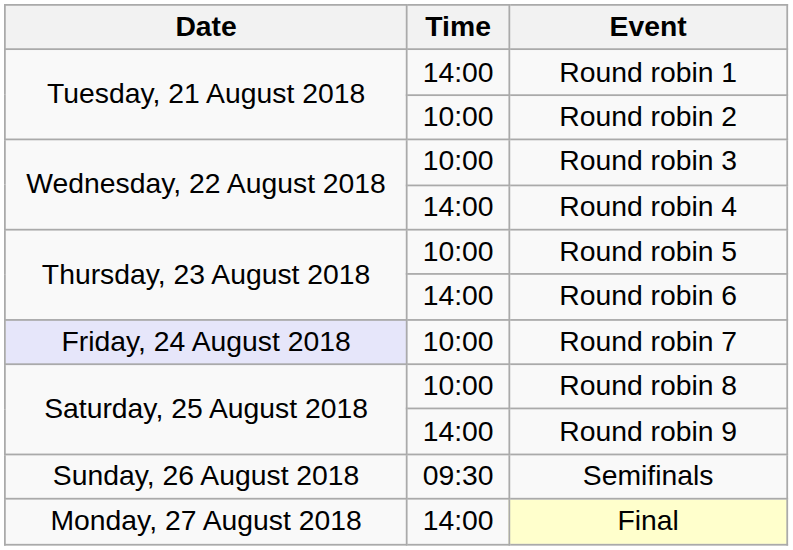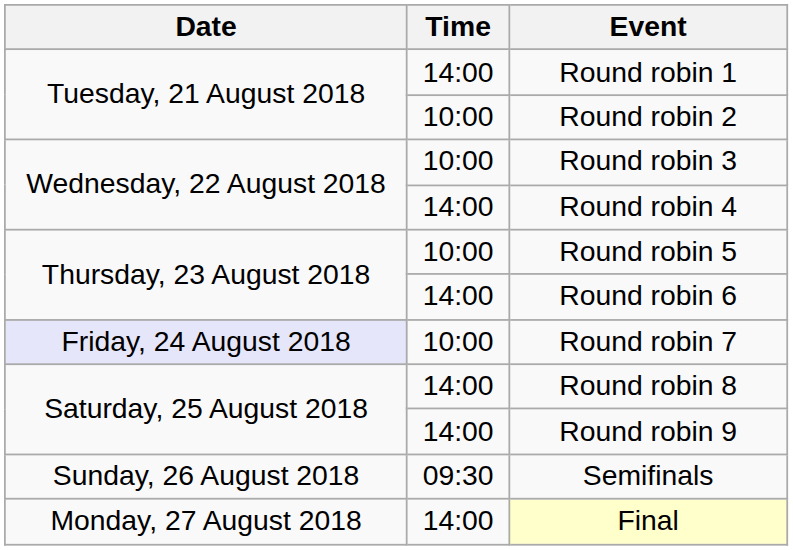(458, 386) 10:00 -> (458, 386) 14:00
